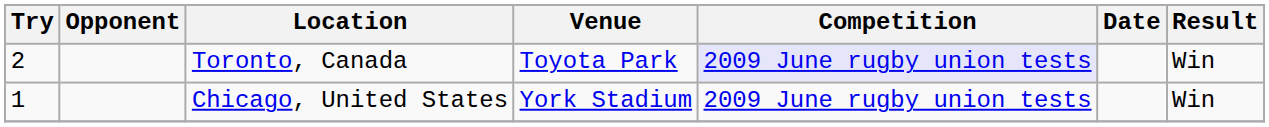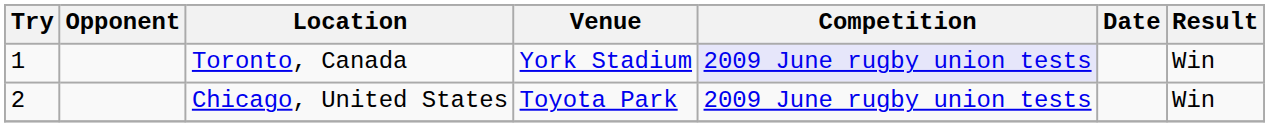(18, 63) 2 -> (18, 63) 1
(599, 63) Toyota Park -> (606, 63) York Stadium
(18, 102) 1 -> (18, 102) 2
(606, 102) York Stadium -> (599, 102) Toyota Park
